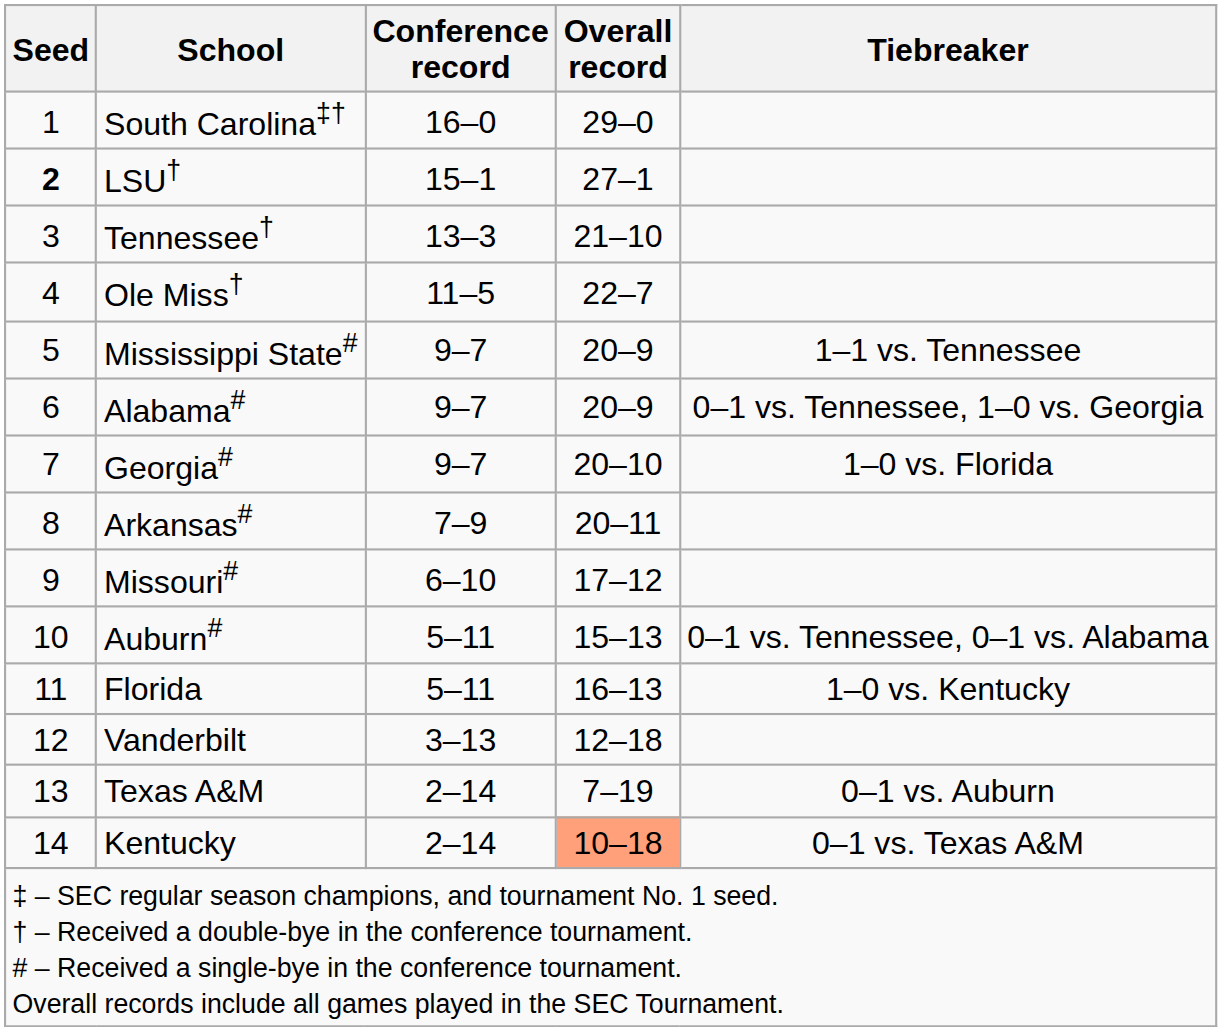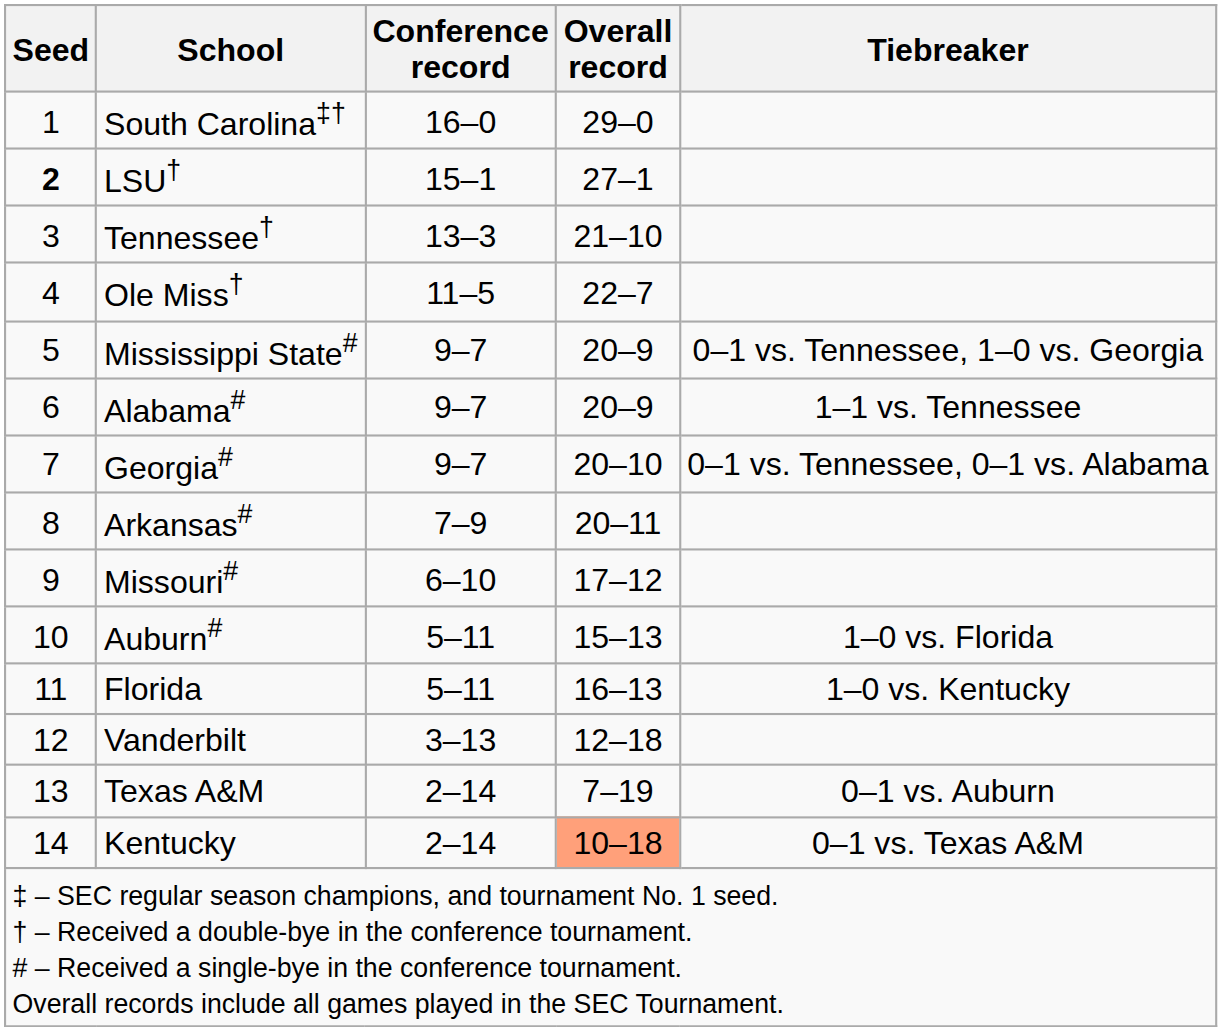(948, 349) 1–1 vs. Tennessee -> (948, 349) 0–1 vs. Tennessee, 1–0 vs. Georgia
(948, 407) 0–1 vs. Tennessee, 1–0 vs. Georgia -> (948, 407) 1–1 vs. Tennessee
(948, 464) 1–0 vs. Florida -> (948, 464) 0–1 vs. Tennessee, 0–1 vs. Alabama
(948, 636) 0–1 vs. Tennessee, 0–1 vs. Alabama -> (948, 636) 1–0 vs. Florida
